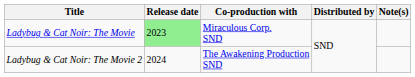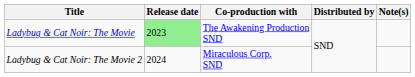(237, 33) Miraculous Corp. SND -> (256, 33) The Awakening Production SND
(256, 59) The Awakening Production SND -> (237, 59) Miraculous Corp. SND
